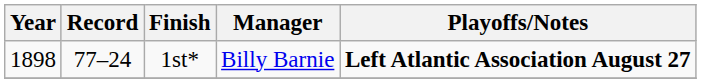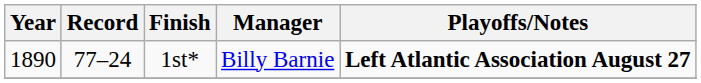(33, 59) 1898 -> (33, 59) 1890
